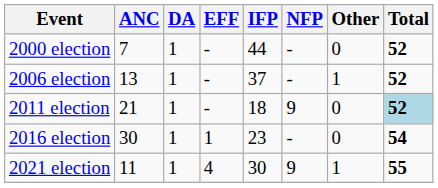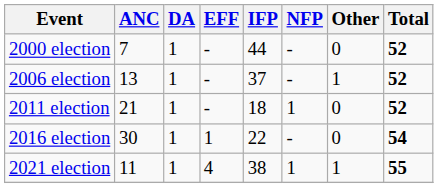(291, 108) 9 -> (291, 108) 1
(397, 108) lightblue background -> (397, 108) no background
(257, 138) 23 -> (257, 138) 22
(257, 167) 30 -> (257, 167) 38
(291, 167) 9 -> (291, 167) 1
